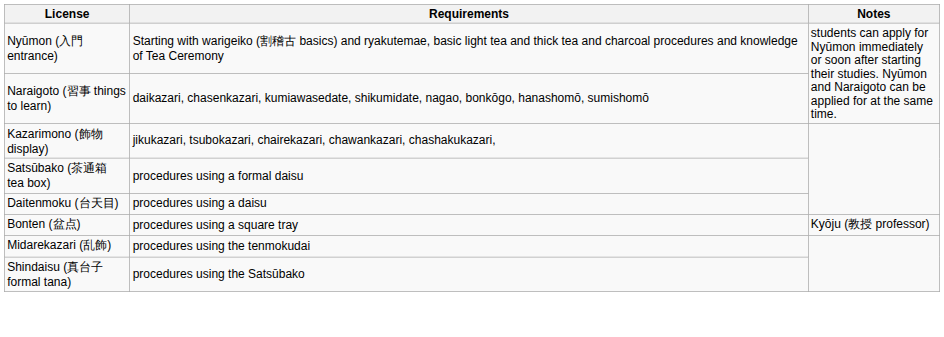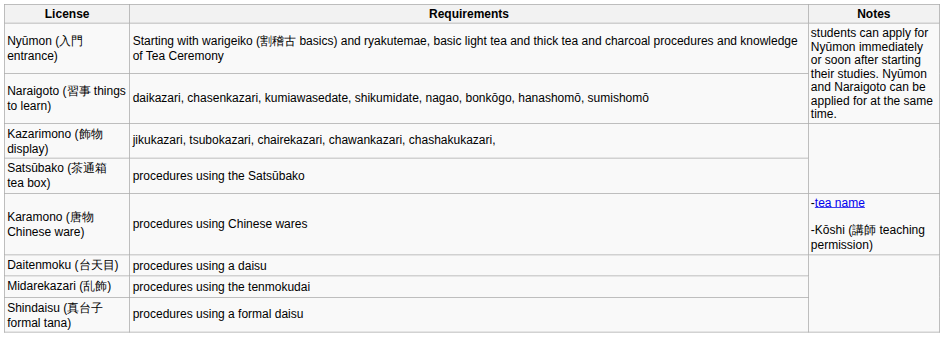(218, 175) procedures using a formal daisu -> (219, 175) procedures using the Satsūbako
+ row: (50, 224)
- row: (44, 224)
(219, 274) procedures using the Satsūbako -> (218, 314) procedures using a formal daisu
